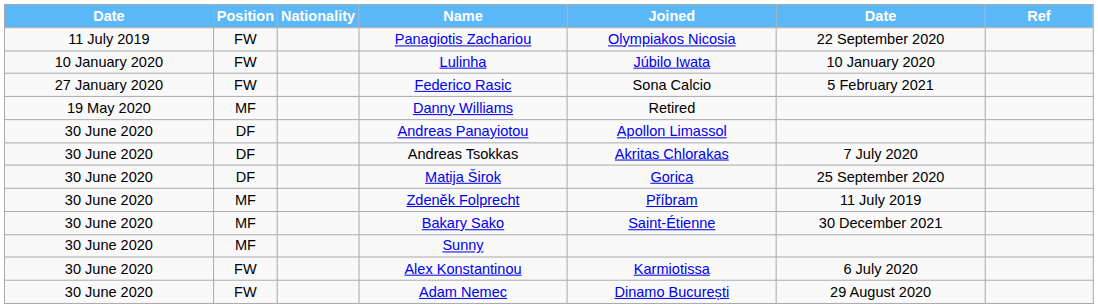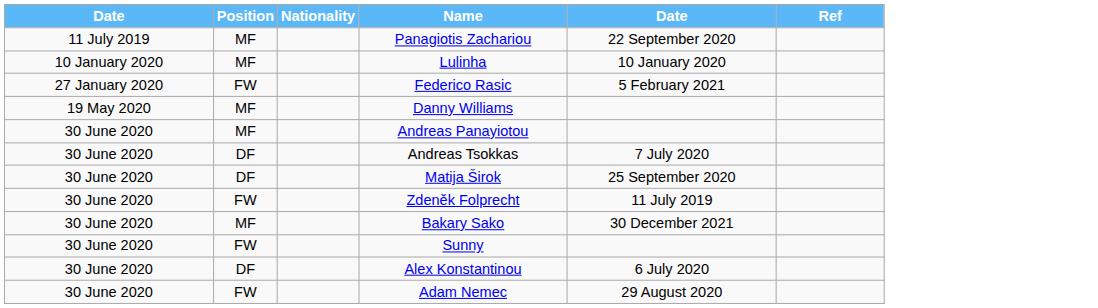- column: (672, 16)
(245, 39) FW -> (245, 39) MF
(245, 62) FW -> (245, 62) MF
(245, 131) DF -> (245, 131) MF
(245, 200) MF -> (245, 200) FW
(245, 246) MF -> (245, 246) FW
(245, 269) FW -> (245, 269) DF
